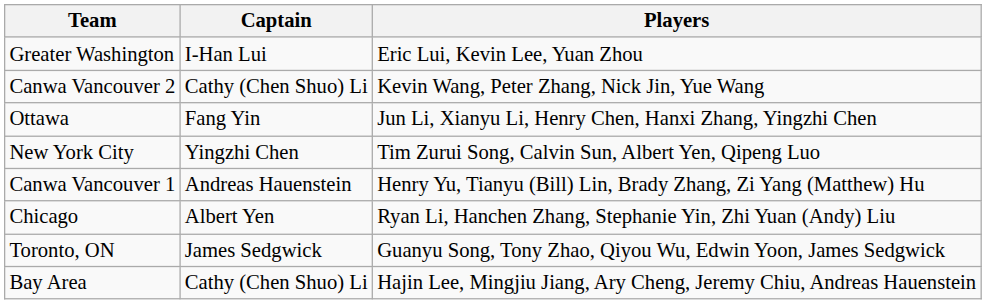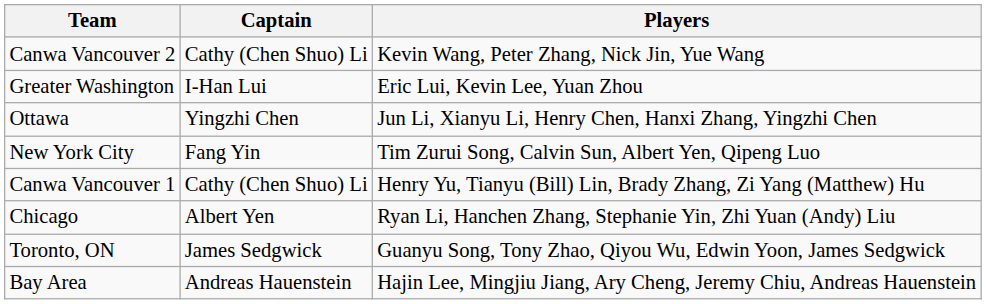rows swapped: (92, 86) <-> (92, 53)
(223, 119) Fang Yin -> (242, 119) Yingzhi Chen
(242, 151) Yingzhi Chen -> (223, 151) Fang Yin
(268, 184) Andreas Hauenstein -> (276, 184) Cathy (Chen Shuo) Li
(276, 282) Cathy (Chen Shuo) Li -> (268, 282) Andreas Hauenstein
